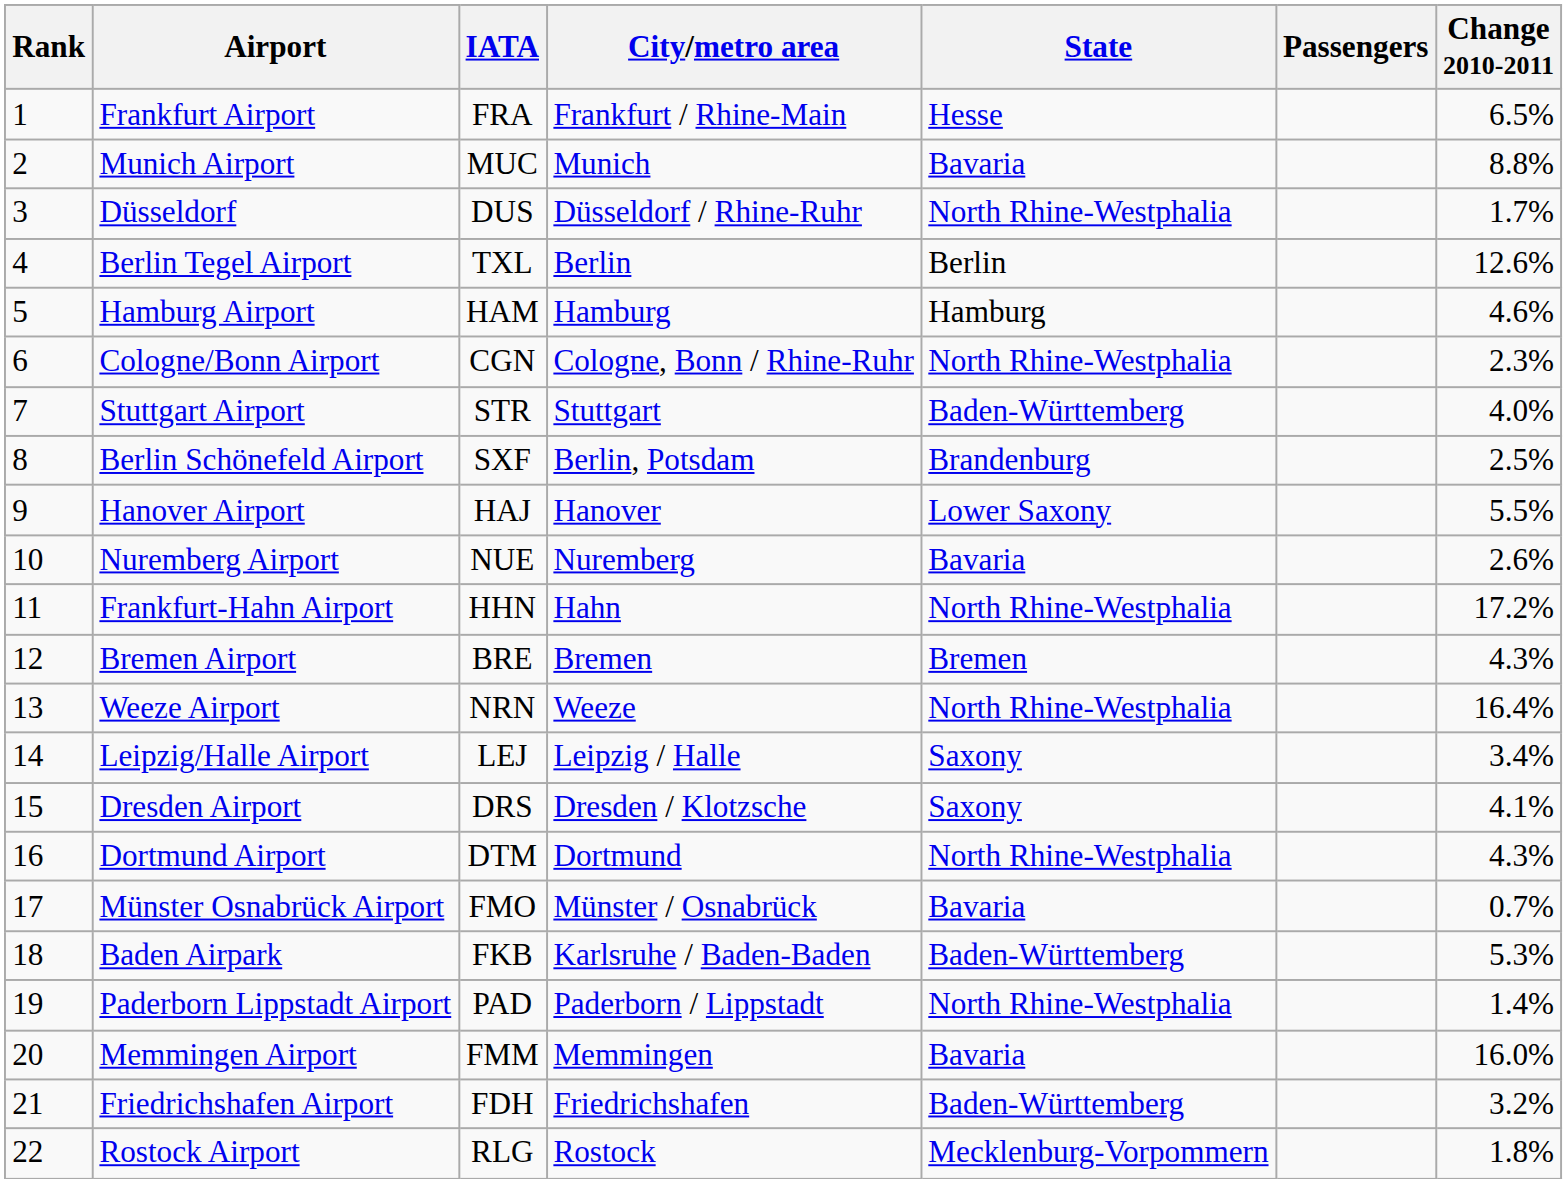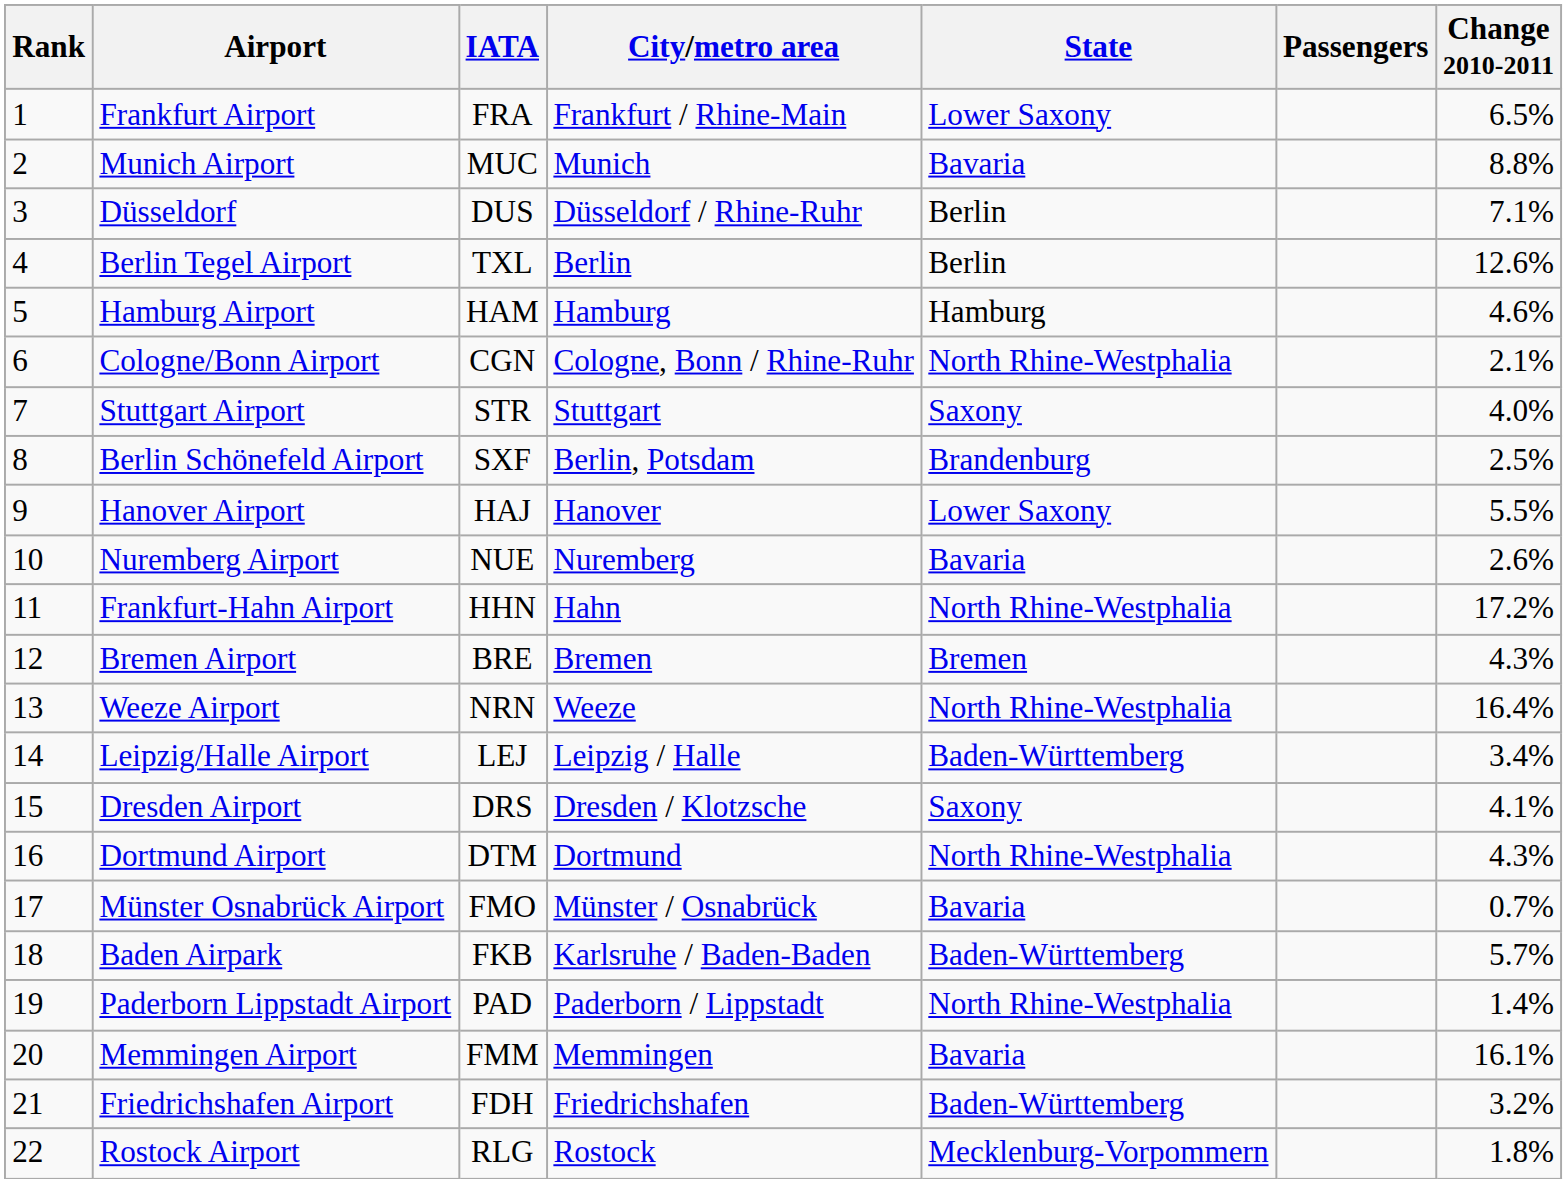(966, 113) Hesse -> (1020, 113) Lower Saxony
(1080, 212) North Rhine-Westphalia -> (967, 212) Berlin
(1522, 212) 1.7% -> (1522, 212) 7.1%
(1522, 361) 2.3% -> (1522, 361) 2.1%
(1056, 410) Baden-Württemberg -> (975, 410) Saxony
(975, 757) Saxony -> (1056, 757) Baden-Württemberg
(1522, 955) 5.3% -> (1522, 955) 5.7%
(1514, 1053) 16.0% -> (1514, 1053) 16.1%
